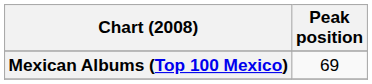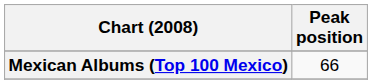(330, 65) 69 -> (330, 65) 66
